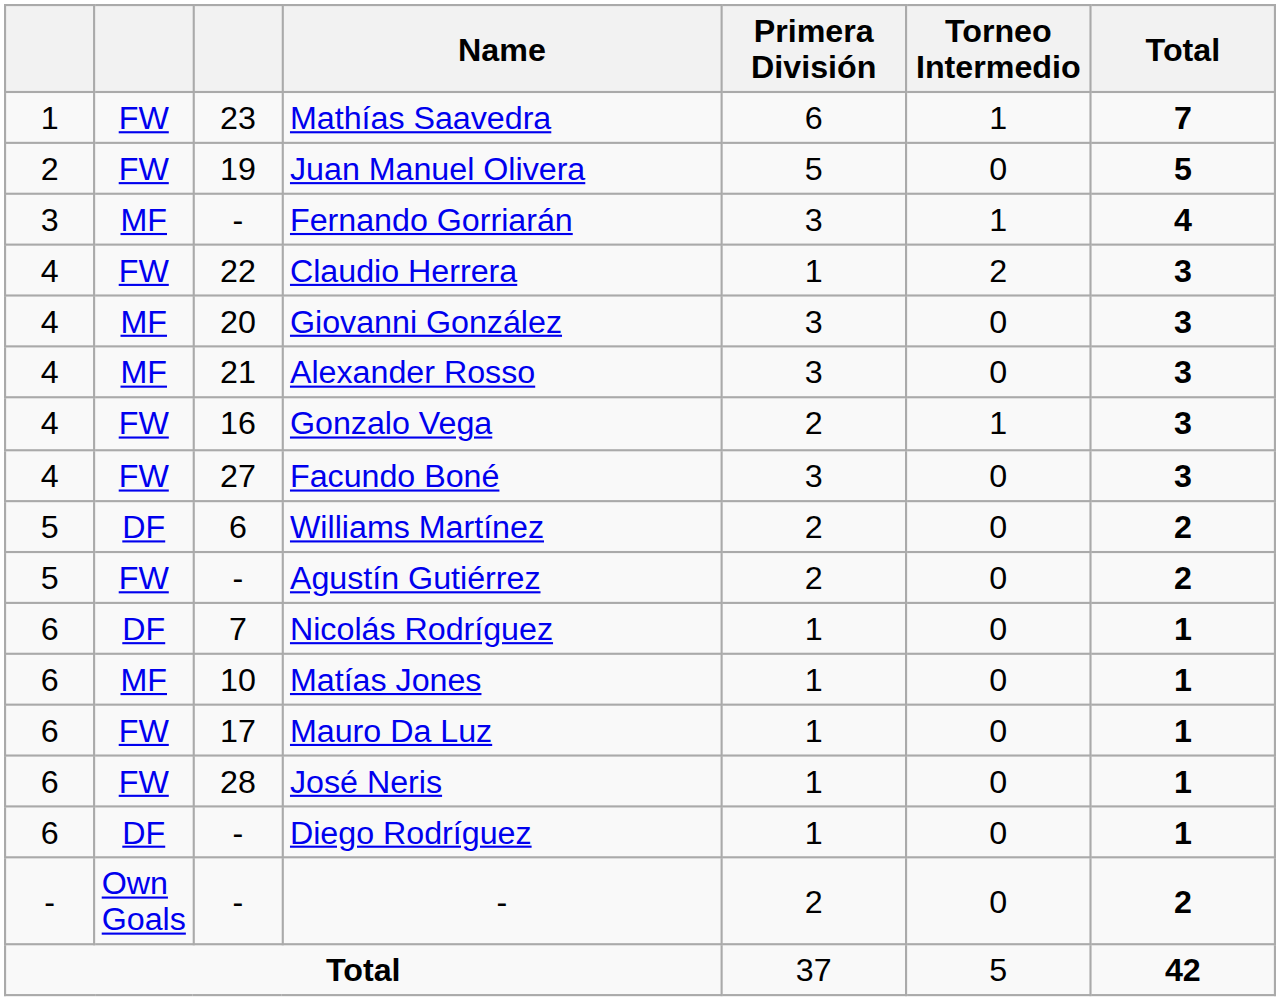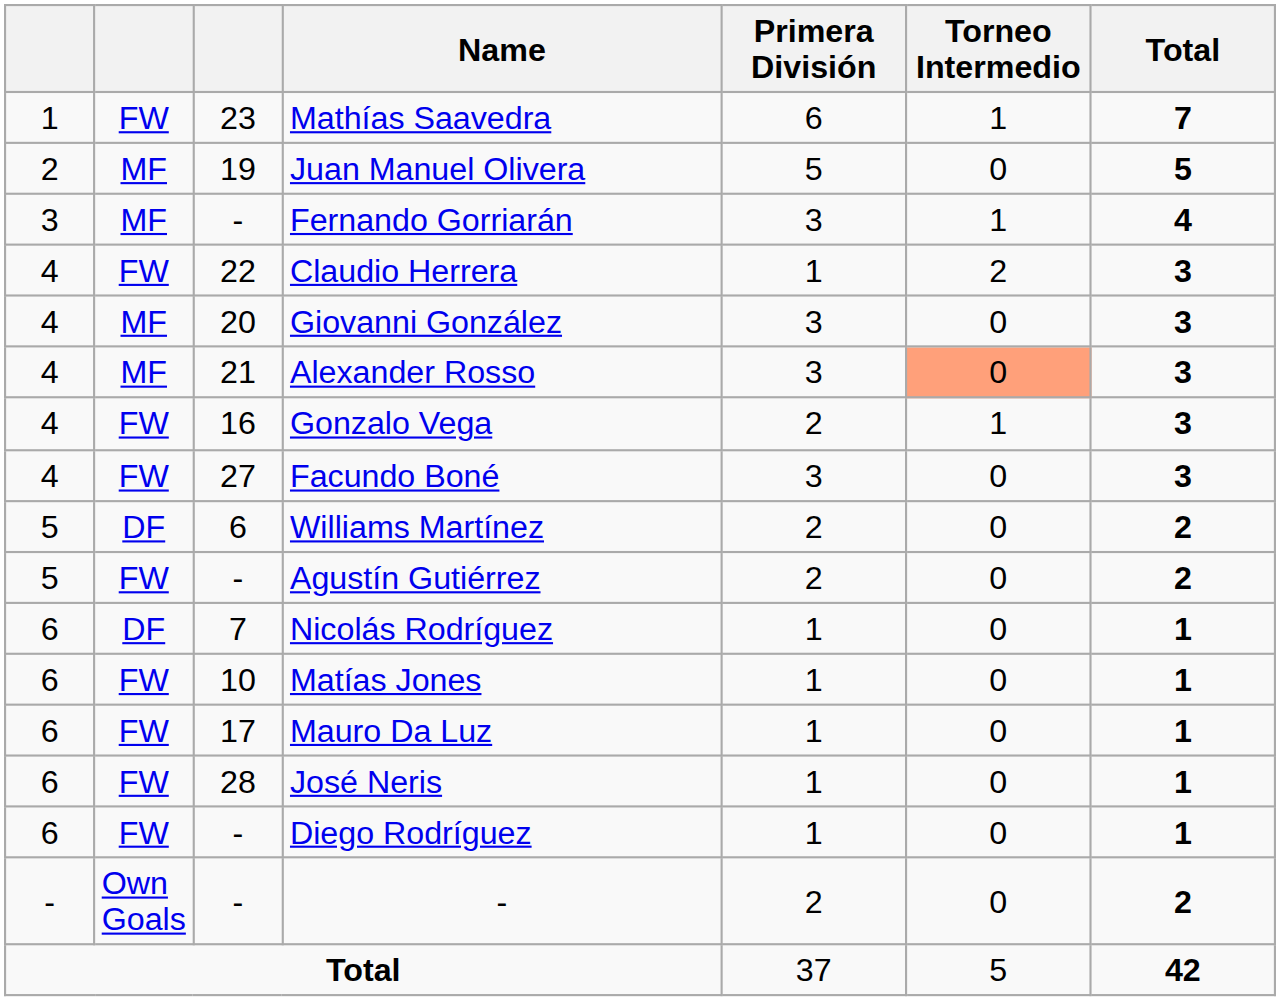(144, 169) FW -> (144, 169) MF
(998, 373) no background -> (998, 373) lightsalmon background
(144, 679) MF -> (144, 679) FW
(144, 832) DF -> (144, 832) FW
